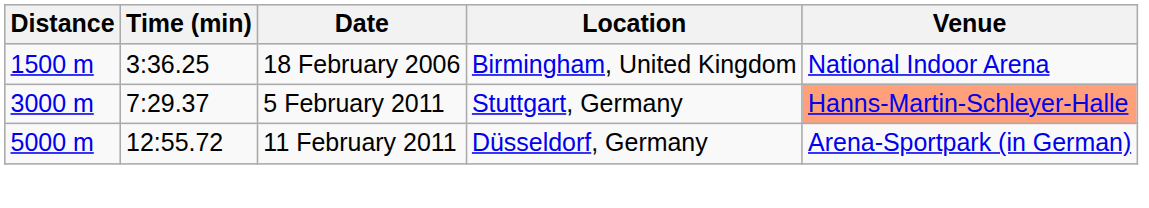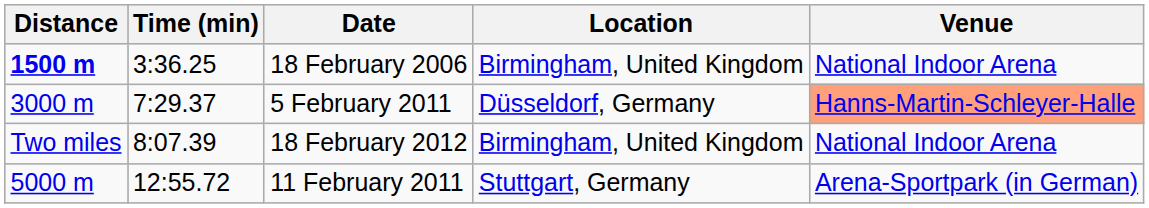(52, 63) normal -> (53, 63) bold
(577, 103) Stuttgart, Germany -> (597, 103) Düsseldorf, Germany
+ row: (369, 143)
(590, 143) Düsseldorf, Germany -> (584, 182) Stuttgart, Germany
